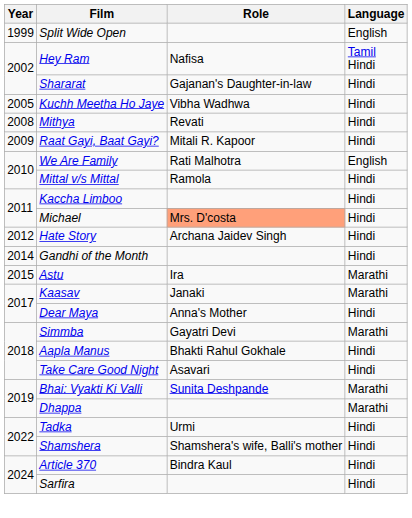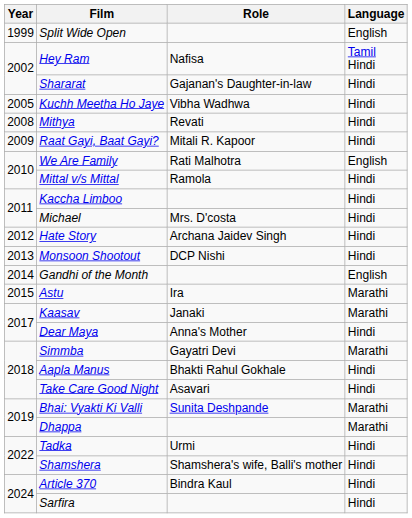(203, 217) lightsalmon background -> (203, 217) no background
+ row: (90, 255)
(362, 255) Hindi -> (368, 274) English
